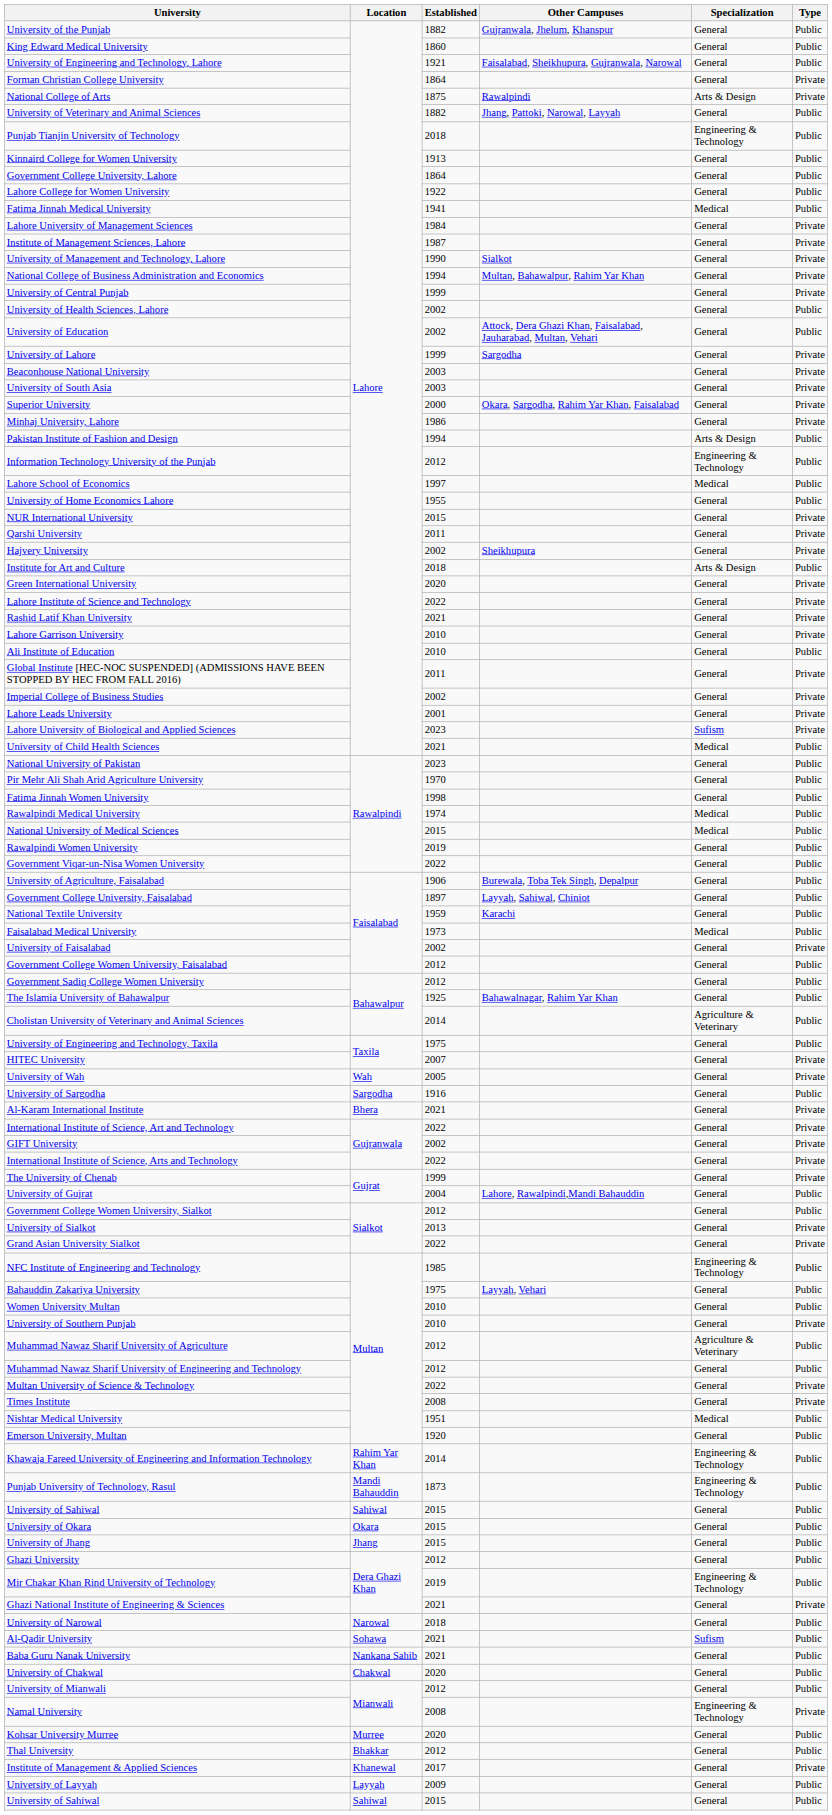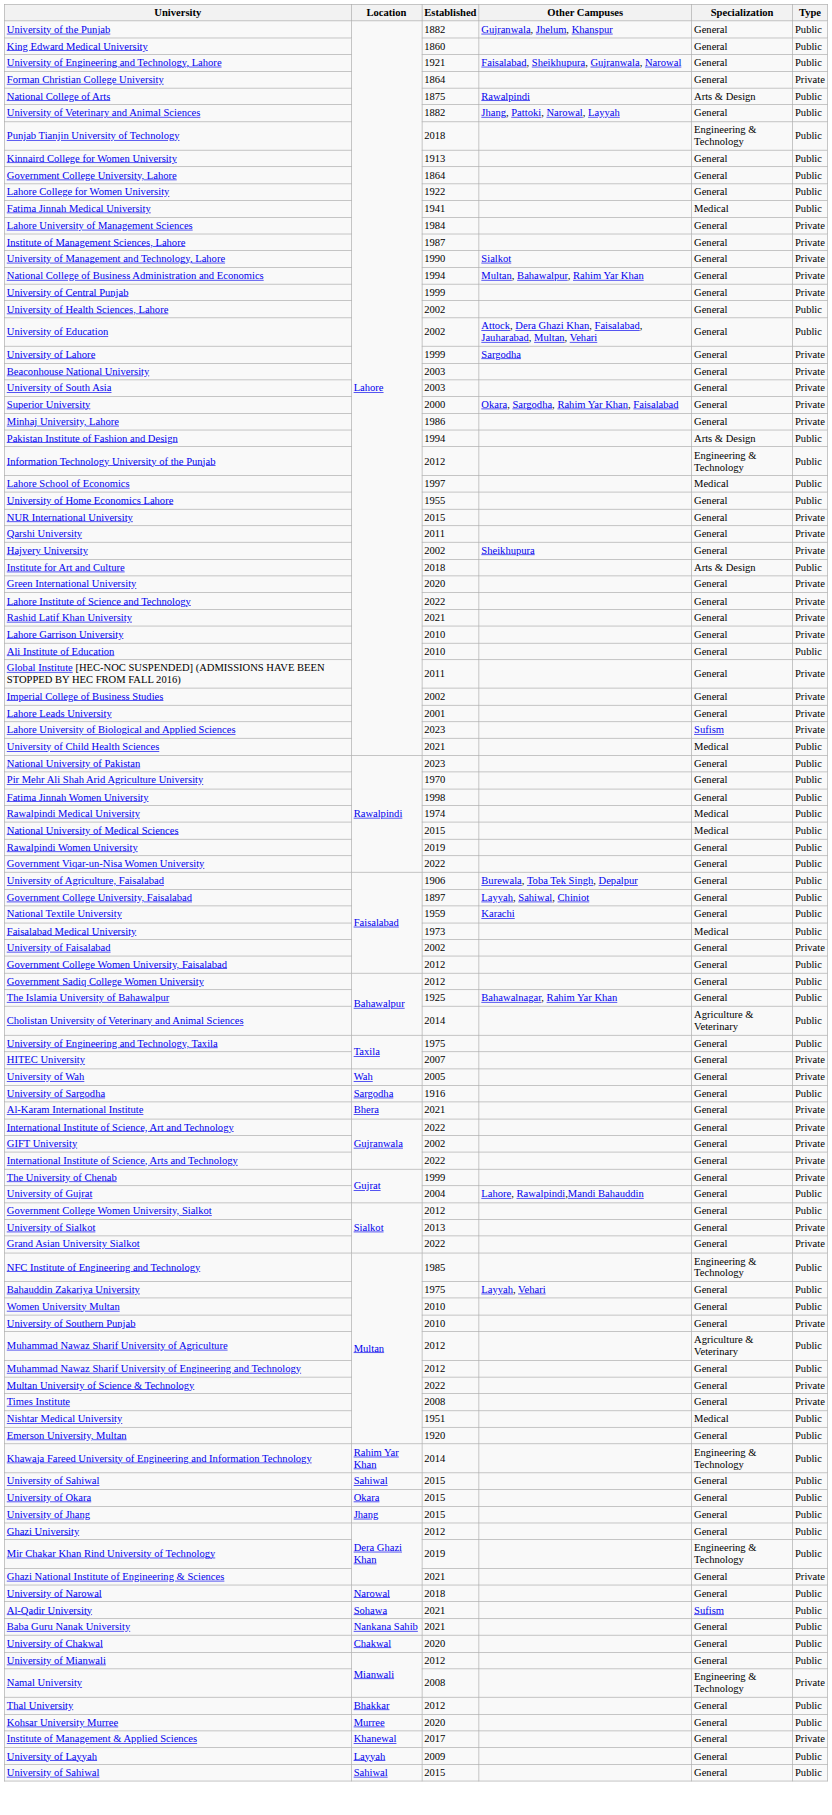(810, 96) Private -> (808, 96) Public
- row: (91, 1487)
rows swapped: (40, 1751) <-> (62, 1734)
